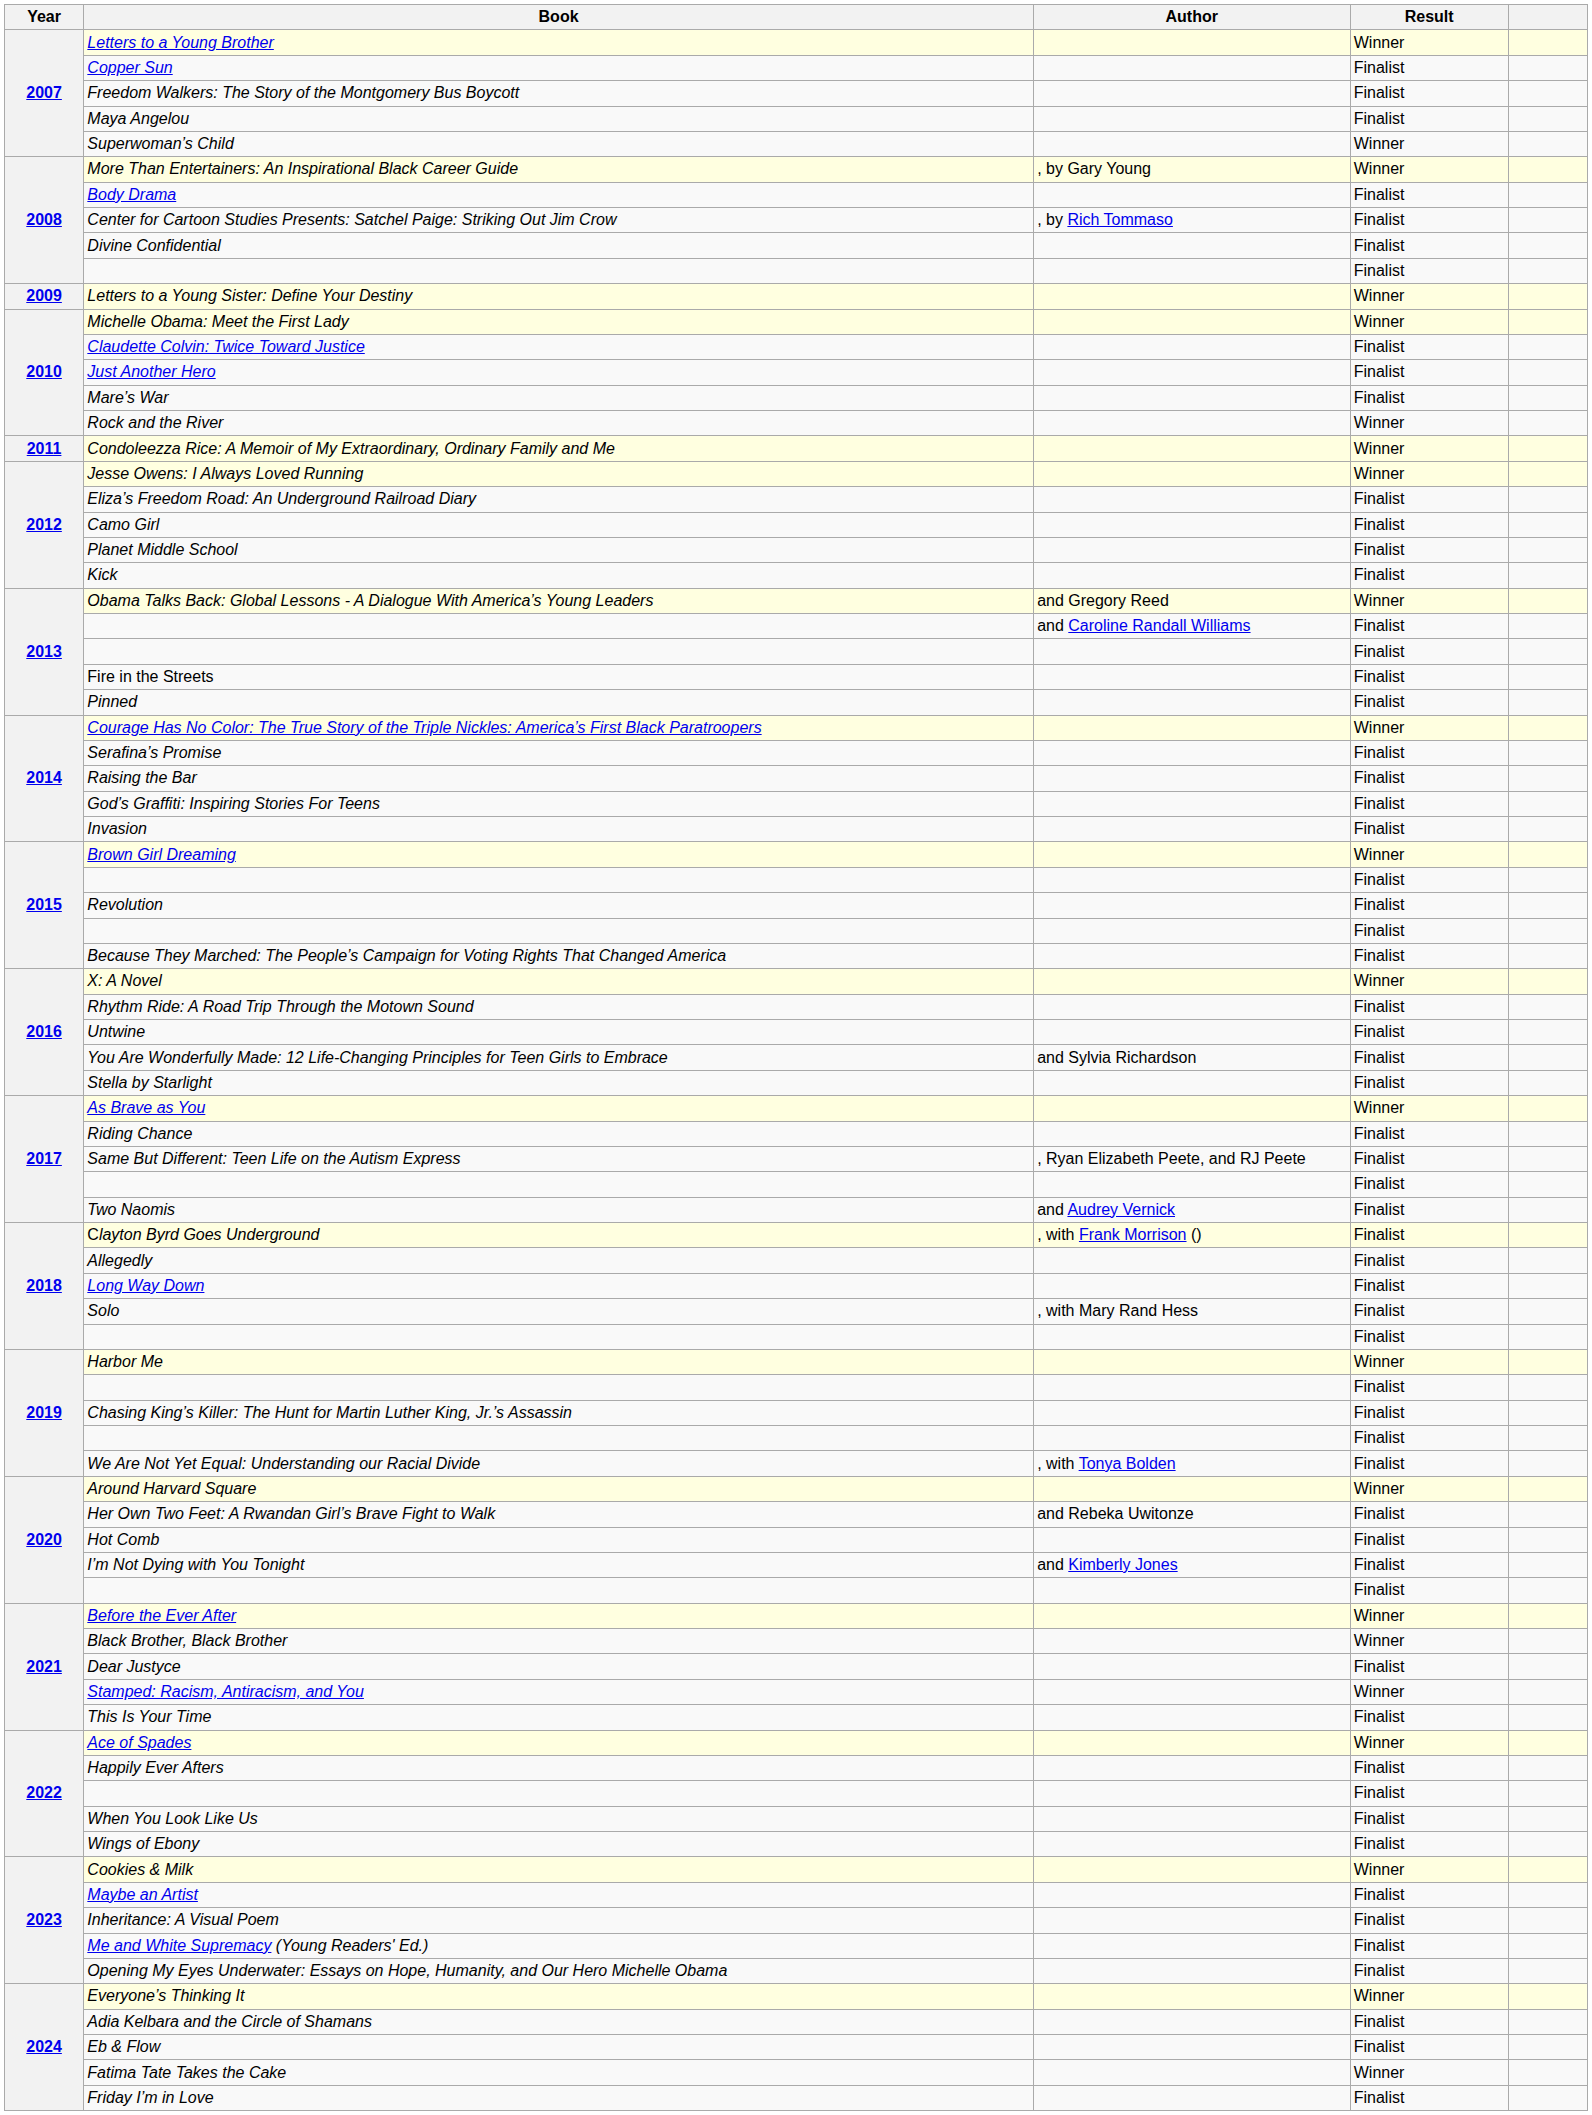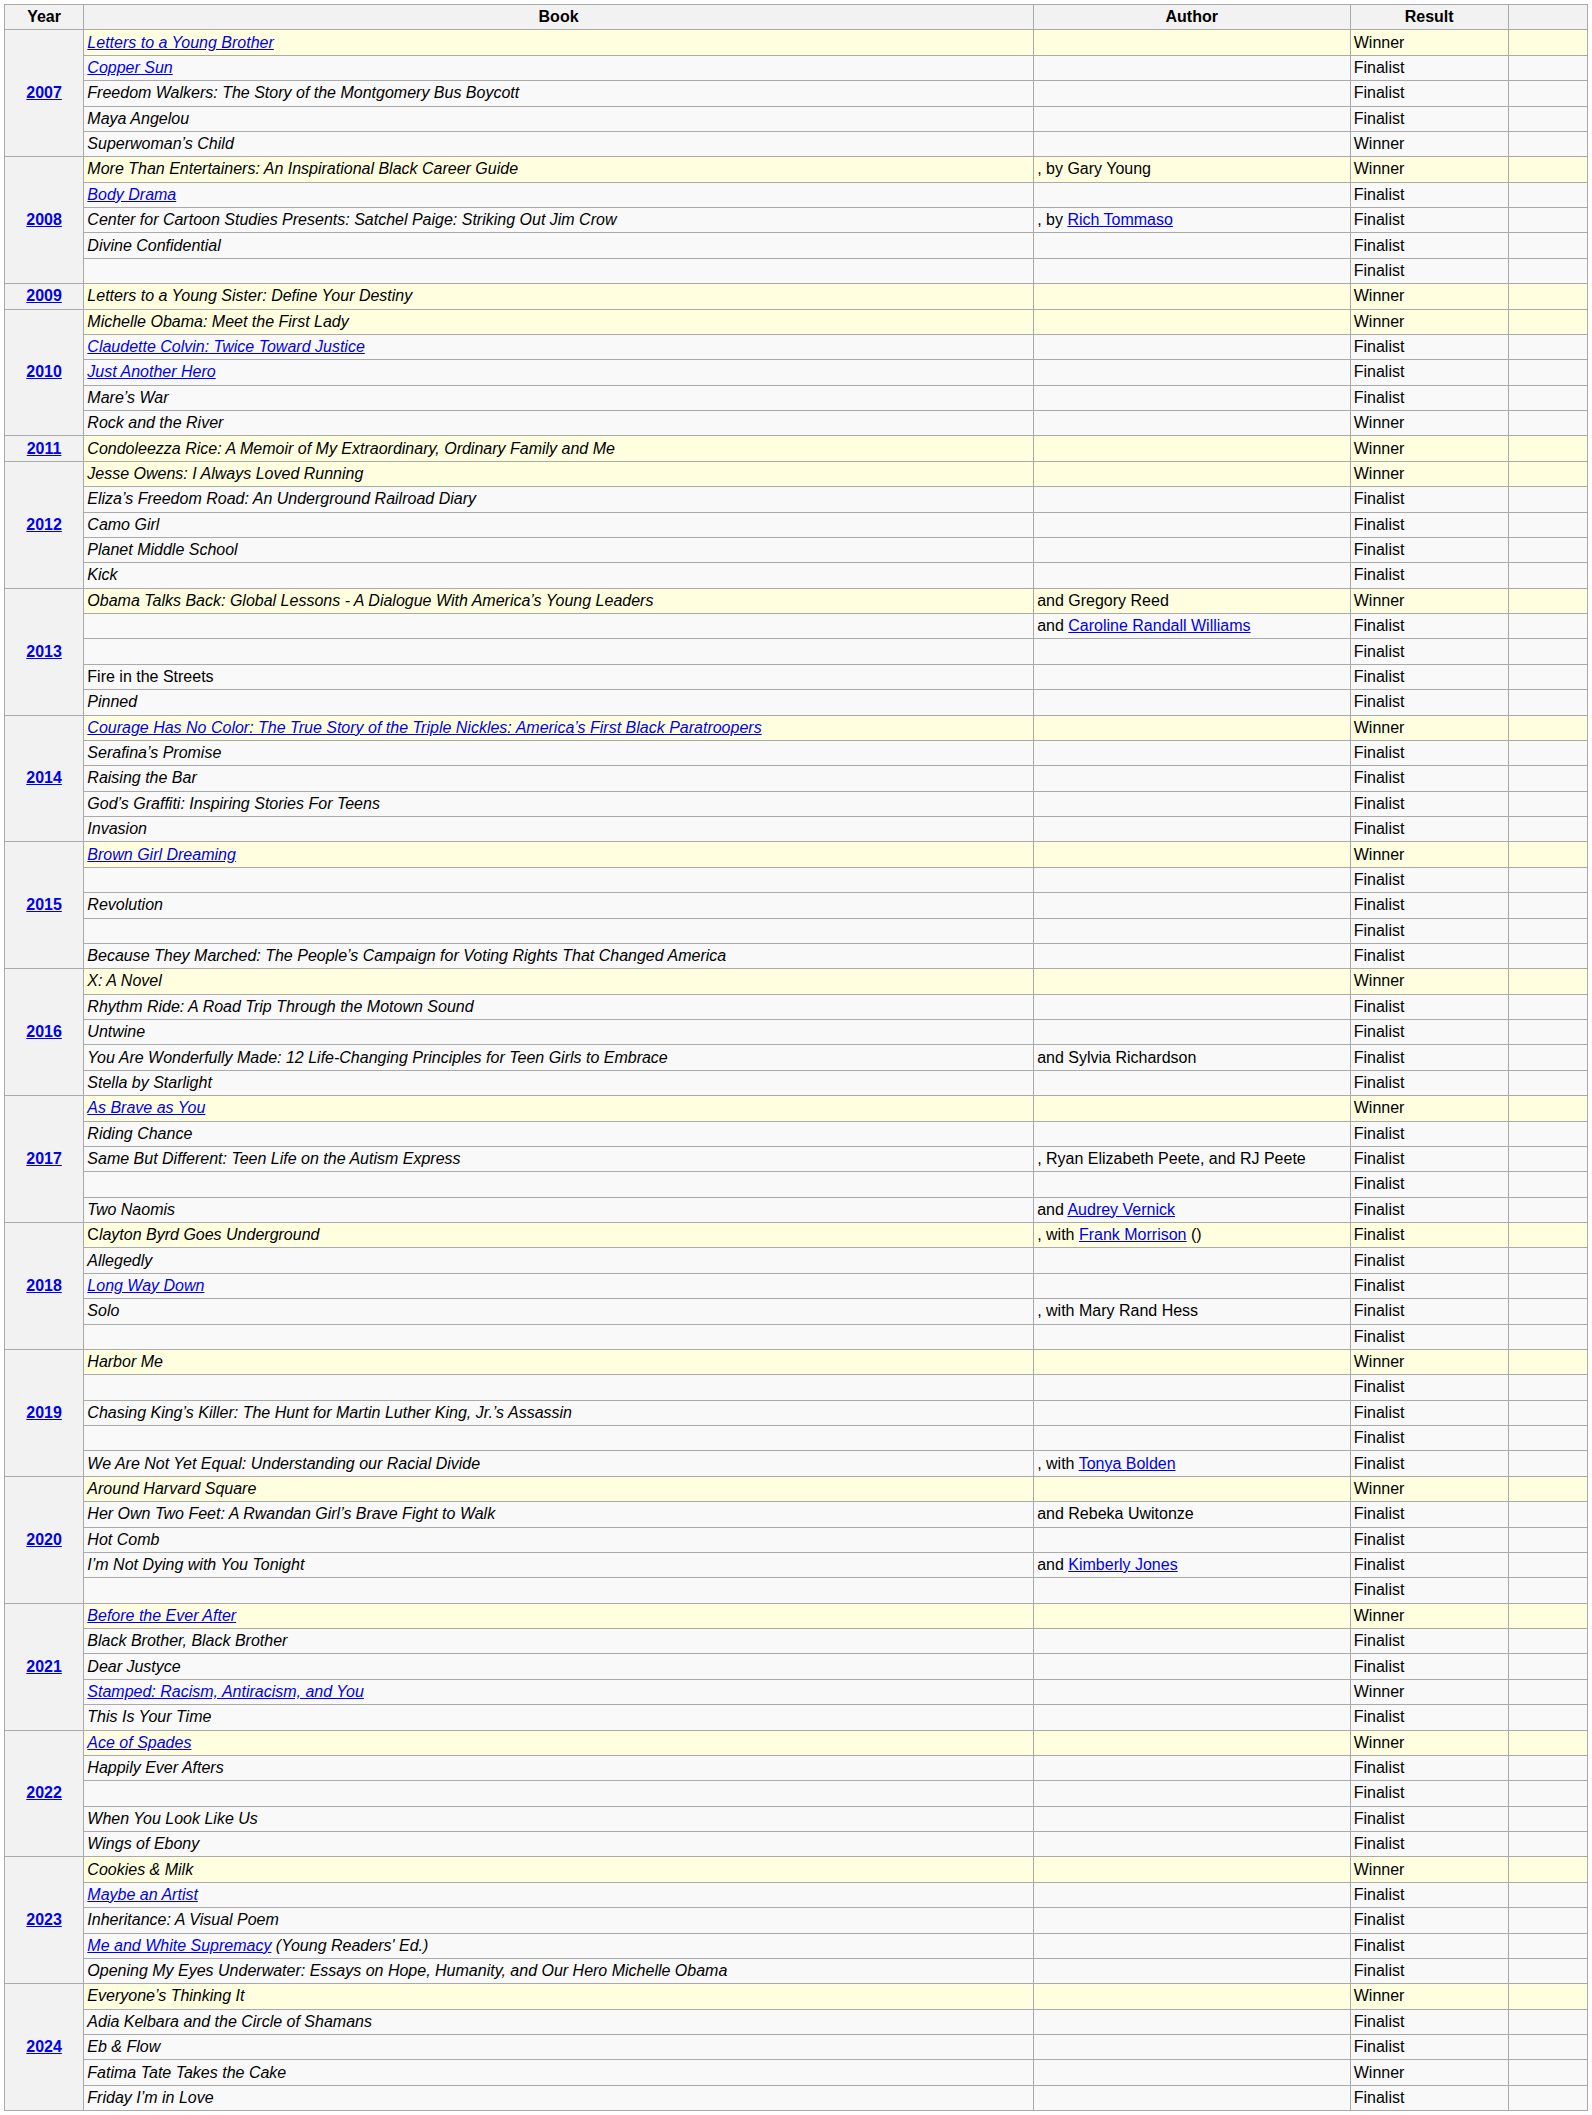(1379, 1641) Winner -> (1379, 1641) Finalist
